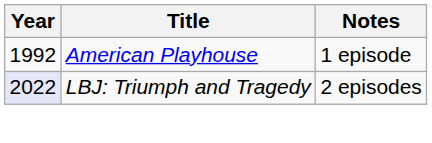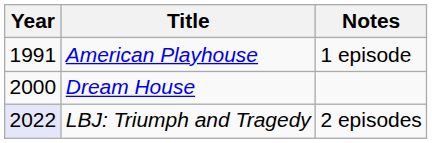(33, 54) 1992 -> (33, 54) 1991
+ row: (130, 87)
